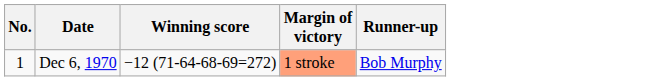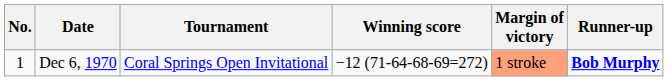+ column: (226, 27)
(401, 63) normal -> (615, 63) bold
